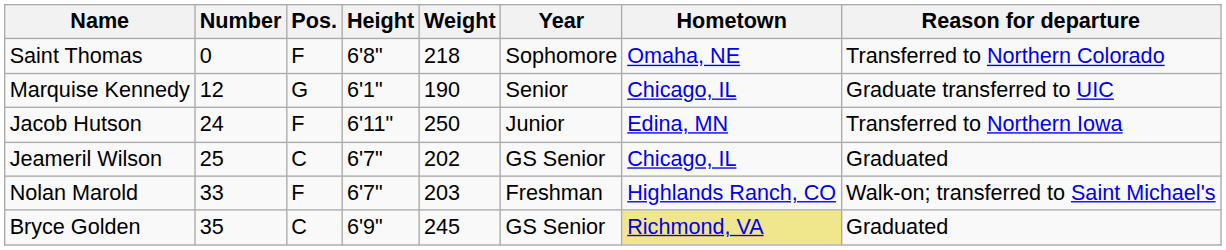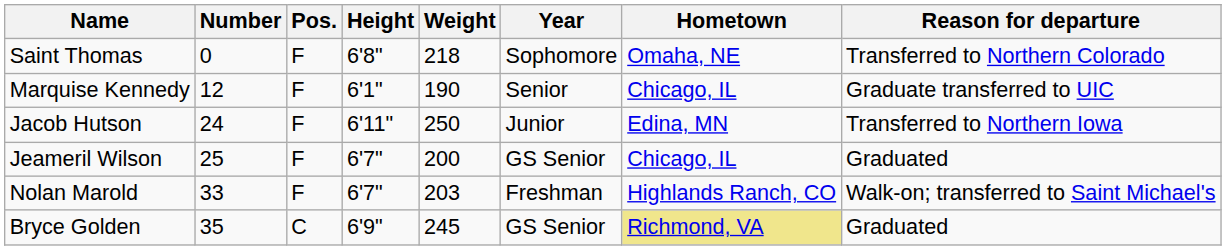(300, 90) G -> (298, 90) F
(299, 158) C -> (298, 158) F
(442, 158) 202 -> (442, 158) 200
